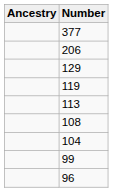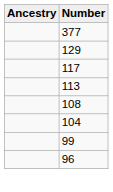- row: (71, 50)
- row: (71, 86)
+ row: (71, 68)
